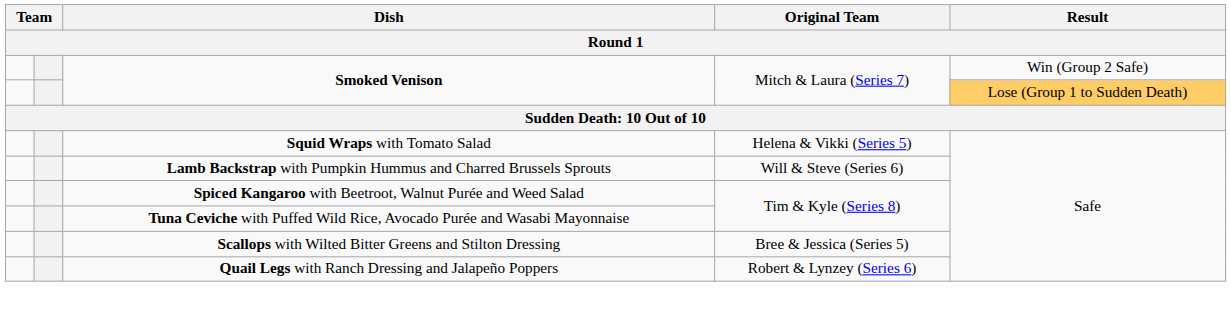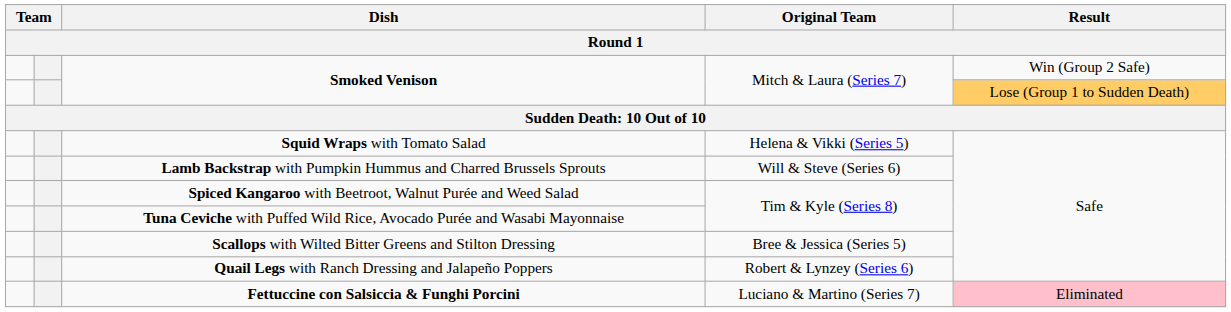+ row: (384, 294)
